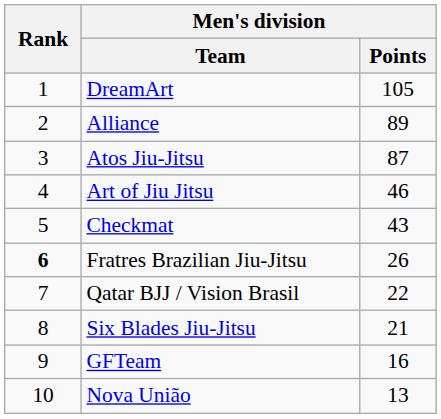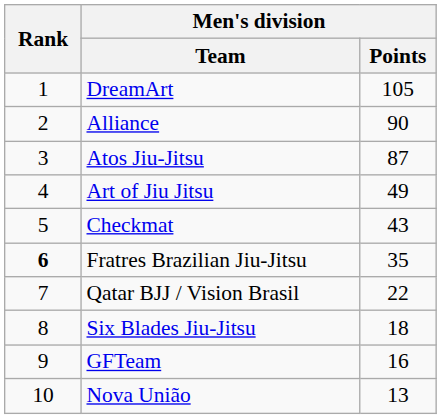(398, 123) 89 -> (398, 123) 90
(398, 191) 46 -> (398, 191) 49
(398, 259) 26 -> (398, 259) 35
(398, 327) 21 -> (398, 327) 18
